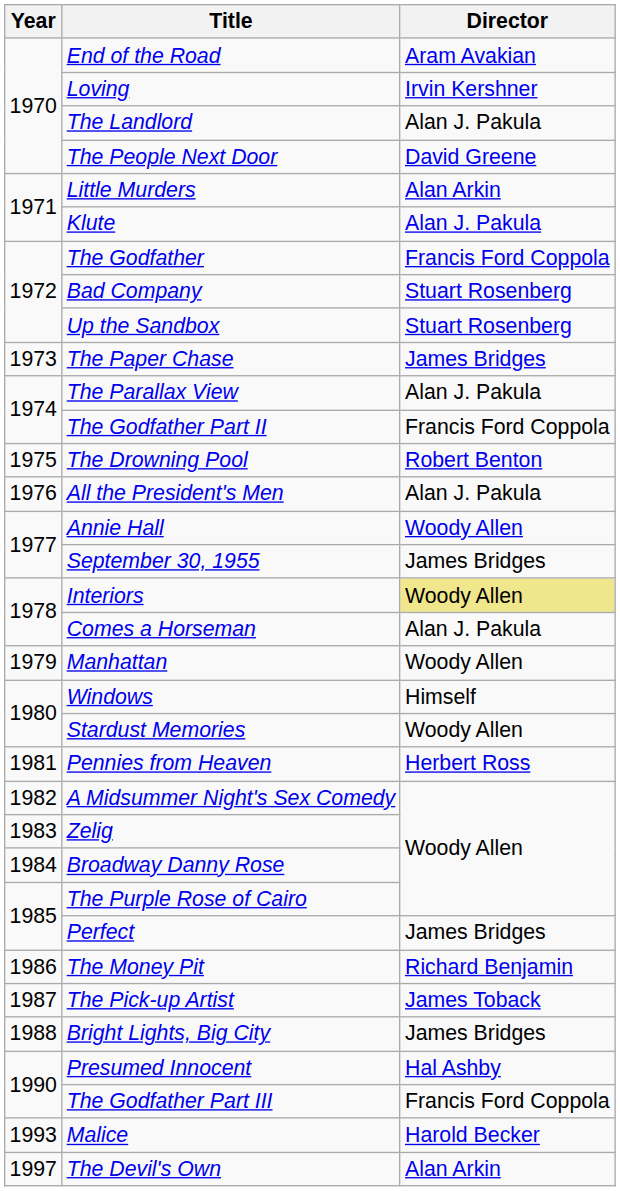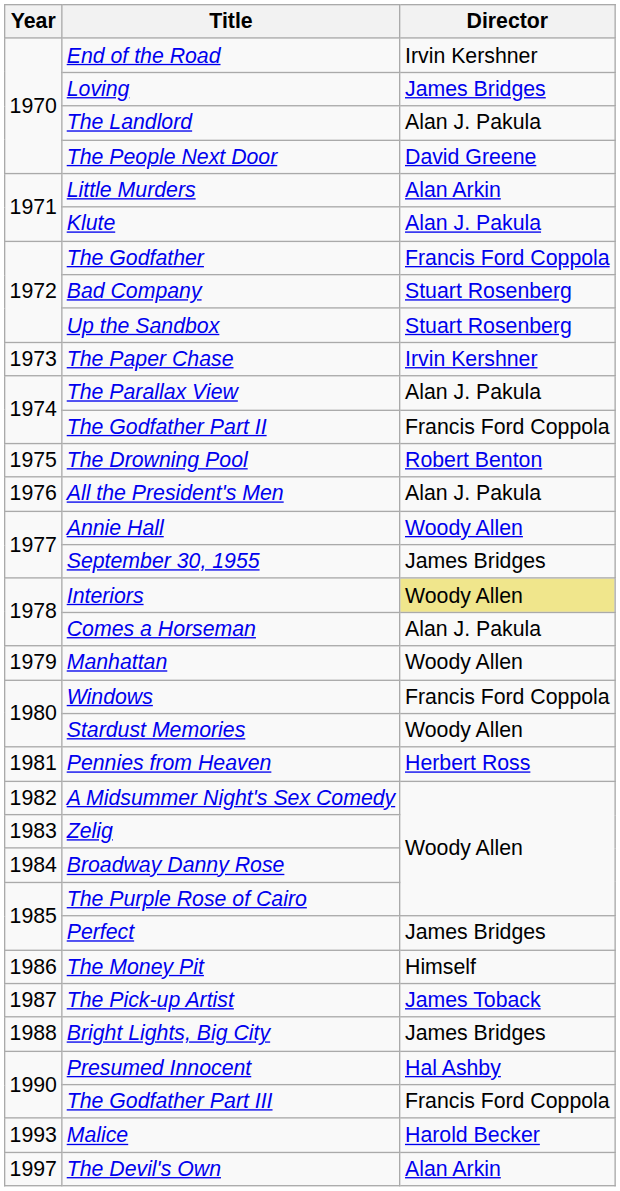(470, 55) Aram Avakian -> (471, 55) Irvin Kershner
(471, 88) Irvin Kershner -> (475, 88) James Bridges
(475, 358) James Bridges -> (471, 358) Irvin Kershner
(440, 696) Himself -> (507, 696) Francis Ford Coppola
(489, 966) Richard Benjamin -> (440, 966) Himself
